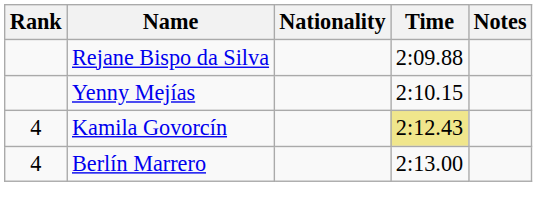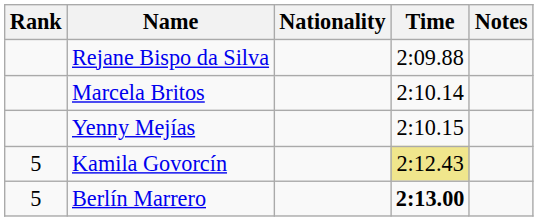+ row: (138, 92)
(36, 127) 4 -> (36, 163) 5
(36, 163) 4 -> (36, 198) 5
(430, 163) normal -> (430, 198) bold
